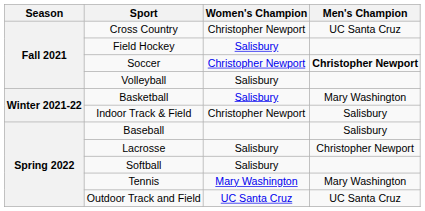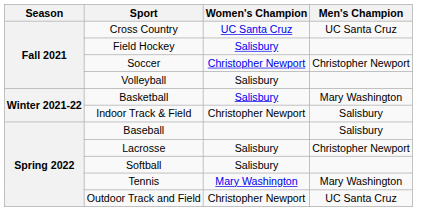(257, 30) Christopher Newport -> (256, 30) UC Santa Cruz
(365, 63) bold -> (361, 63) normal
(256, 198) UC Santa Cruz -> (257, 198) Christopher Newport
